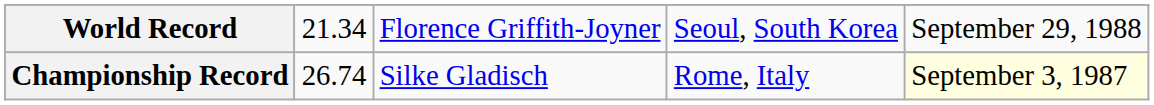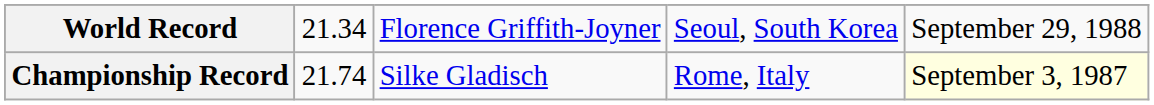(334, 75) 26.74 -> (334, 75) 21.74
